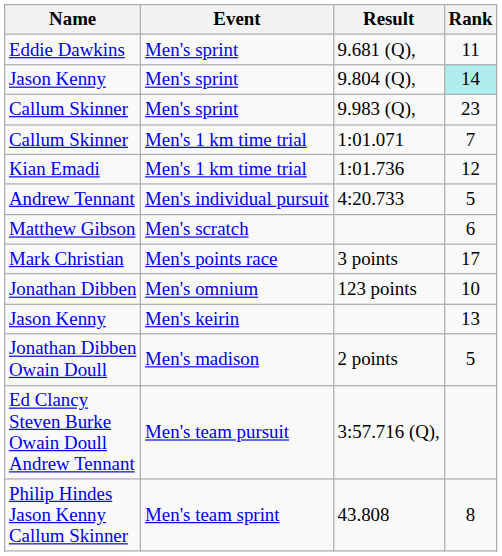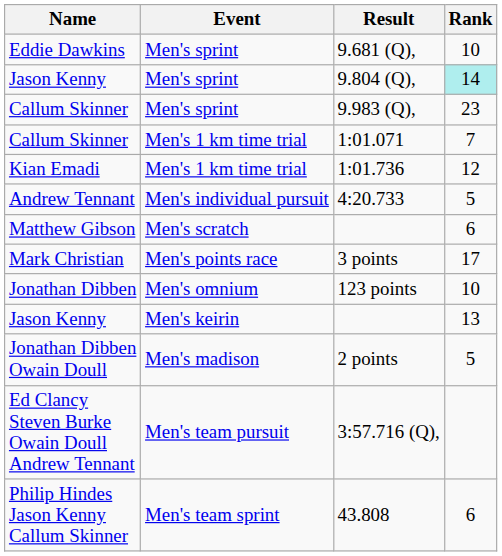(471, 49) 11 -> (471, 49) 10
(471, 514) 8 -> (471, 514) 6
